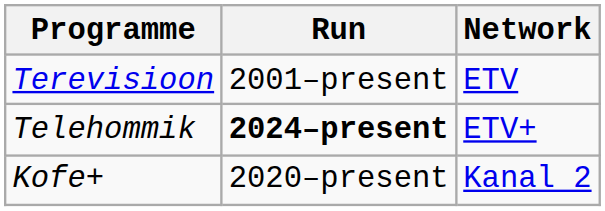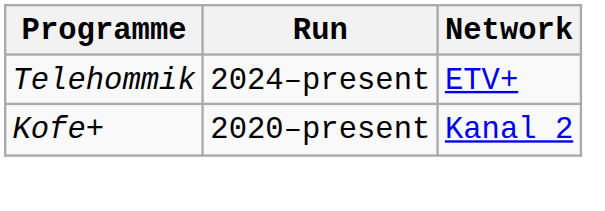- row: (113, 80)
(339, 130) bold -> (320, 80) normal
